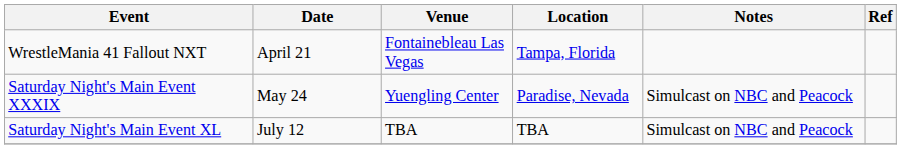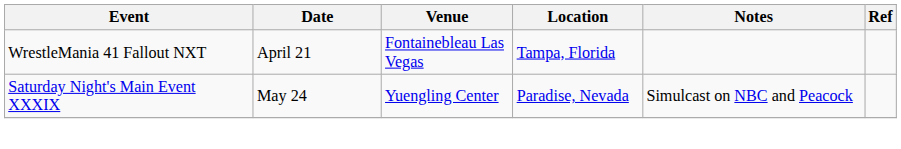- row: (115, 130)
